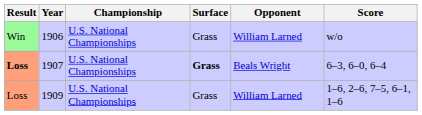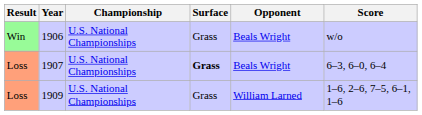(268, 36) William Larned -> (262, 36) Beals Wright
(17, 65) bold -> (17, 65) normal
